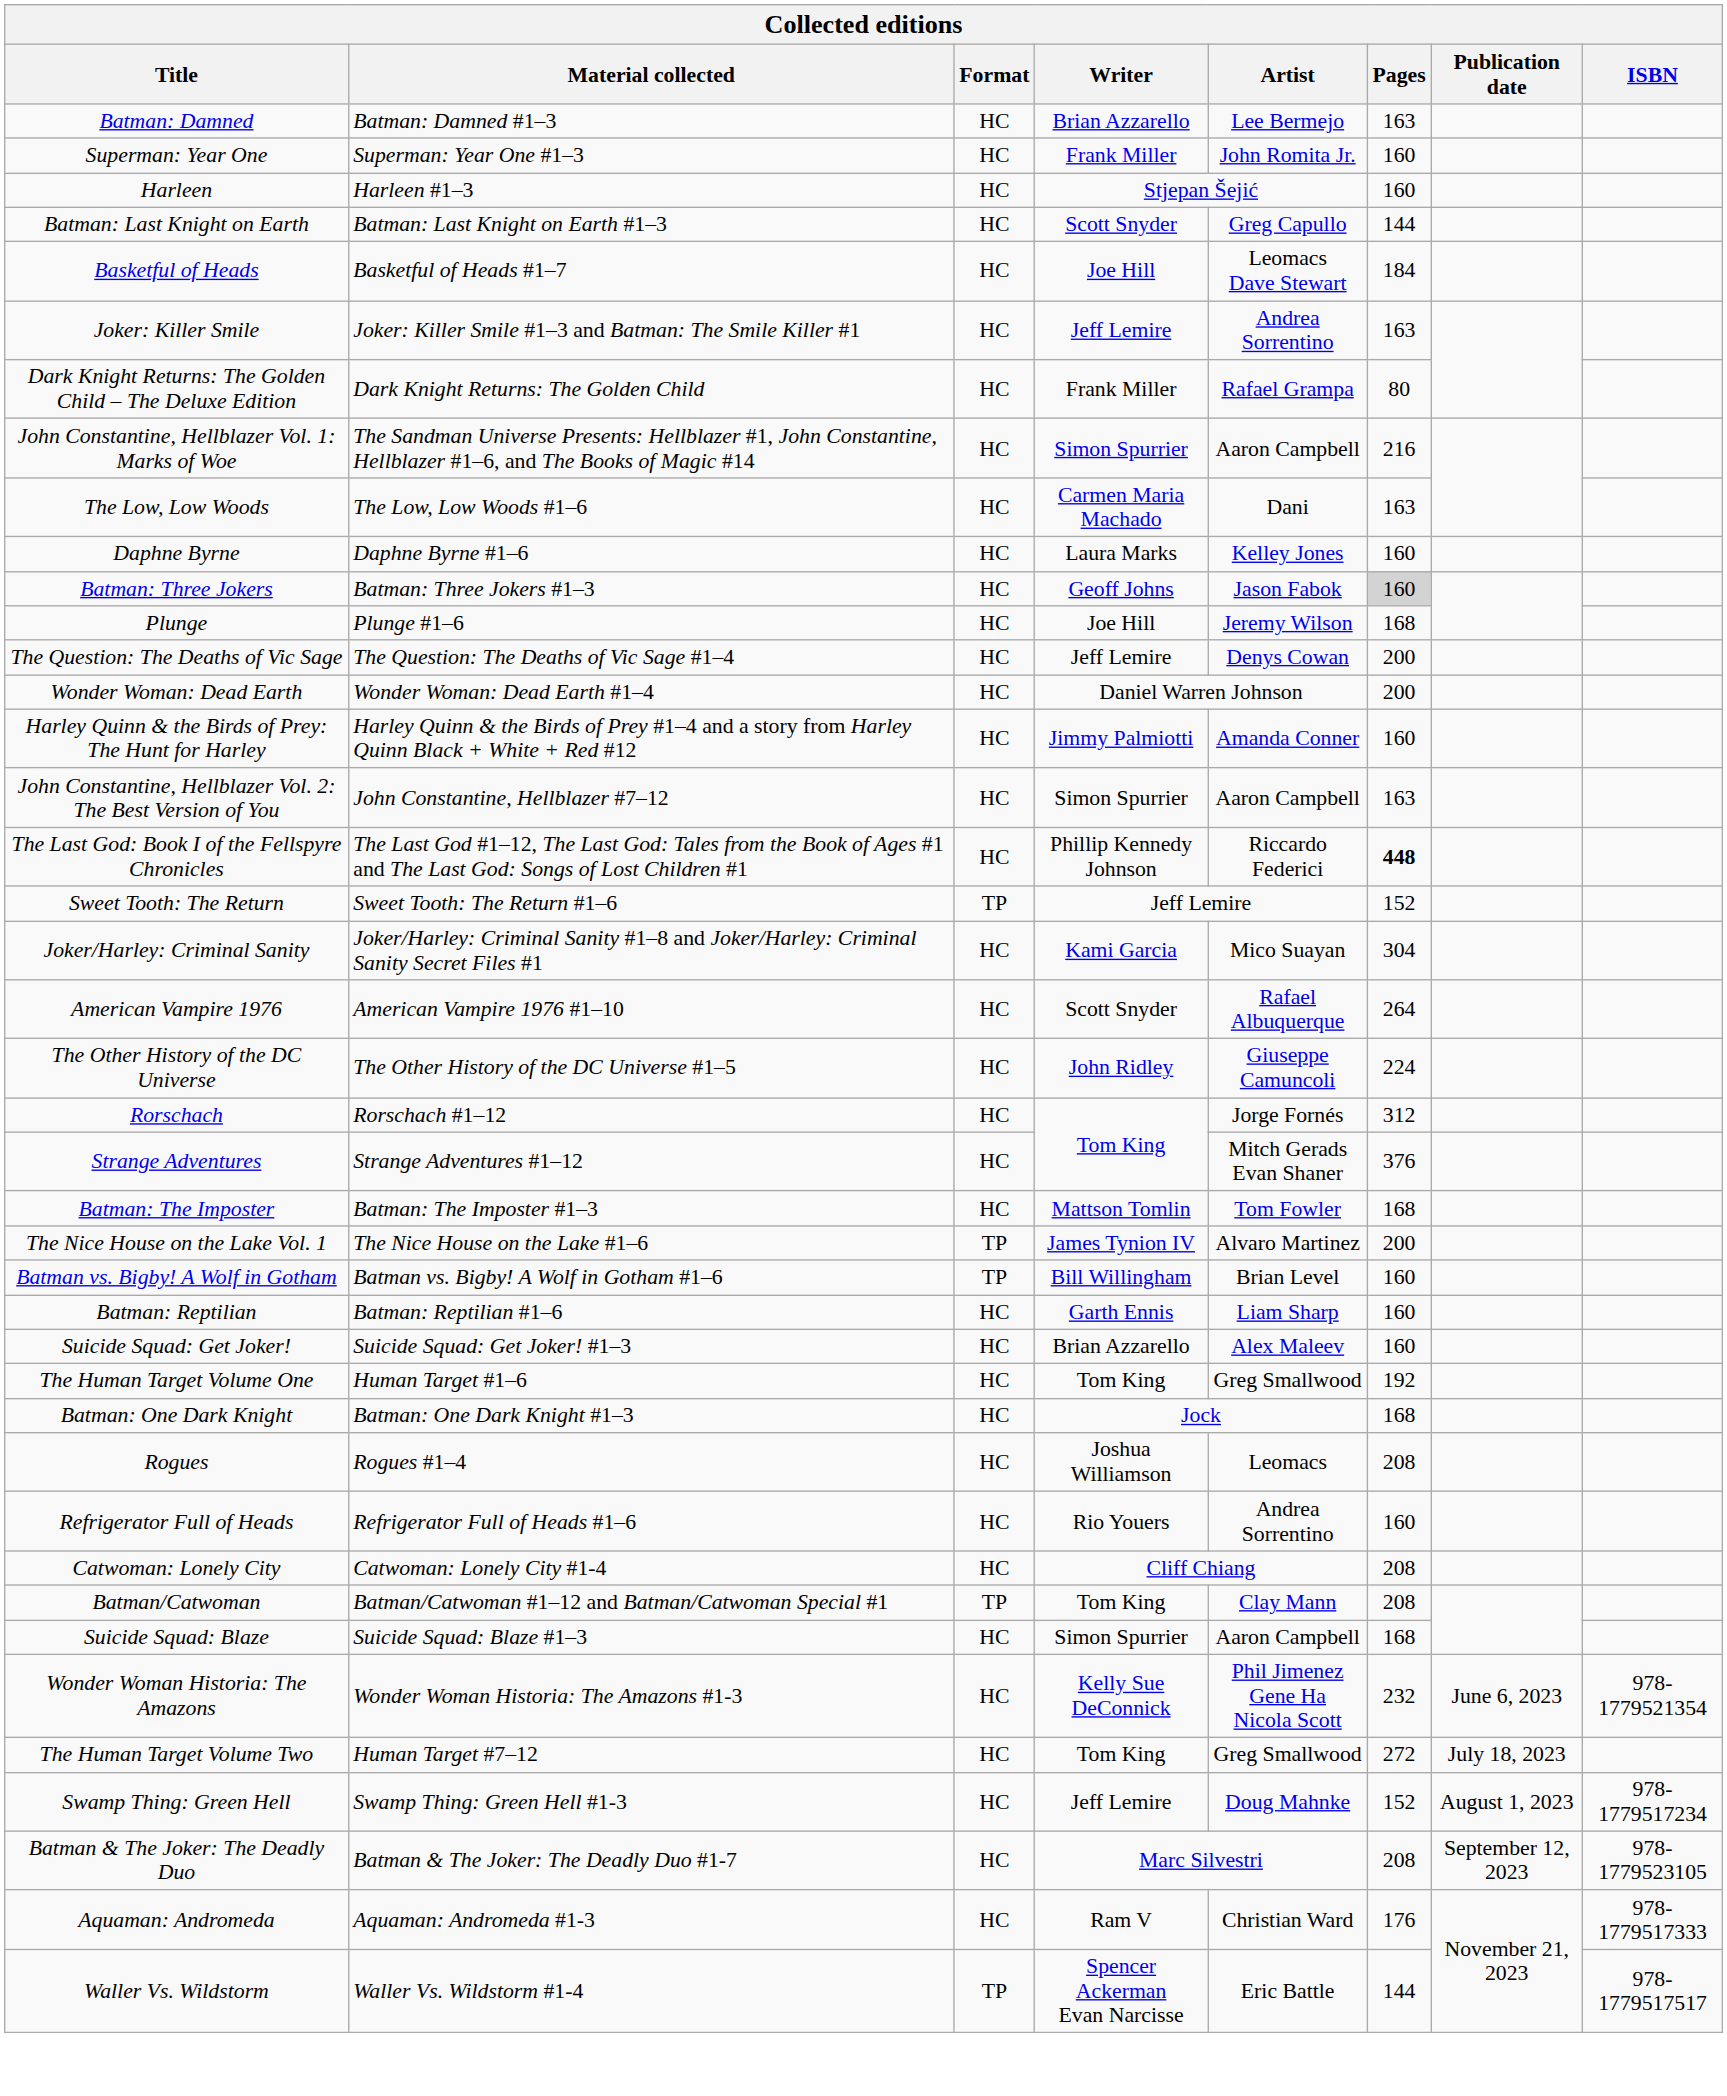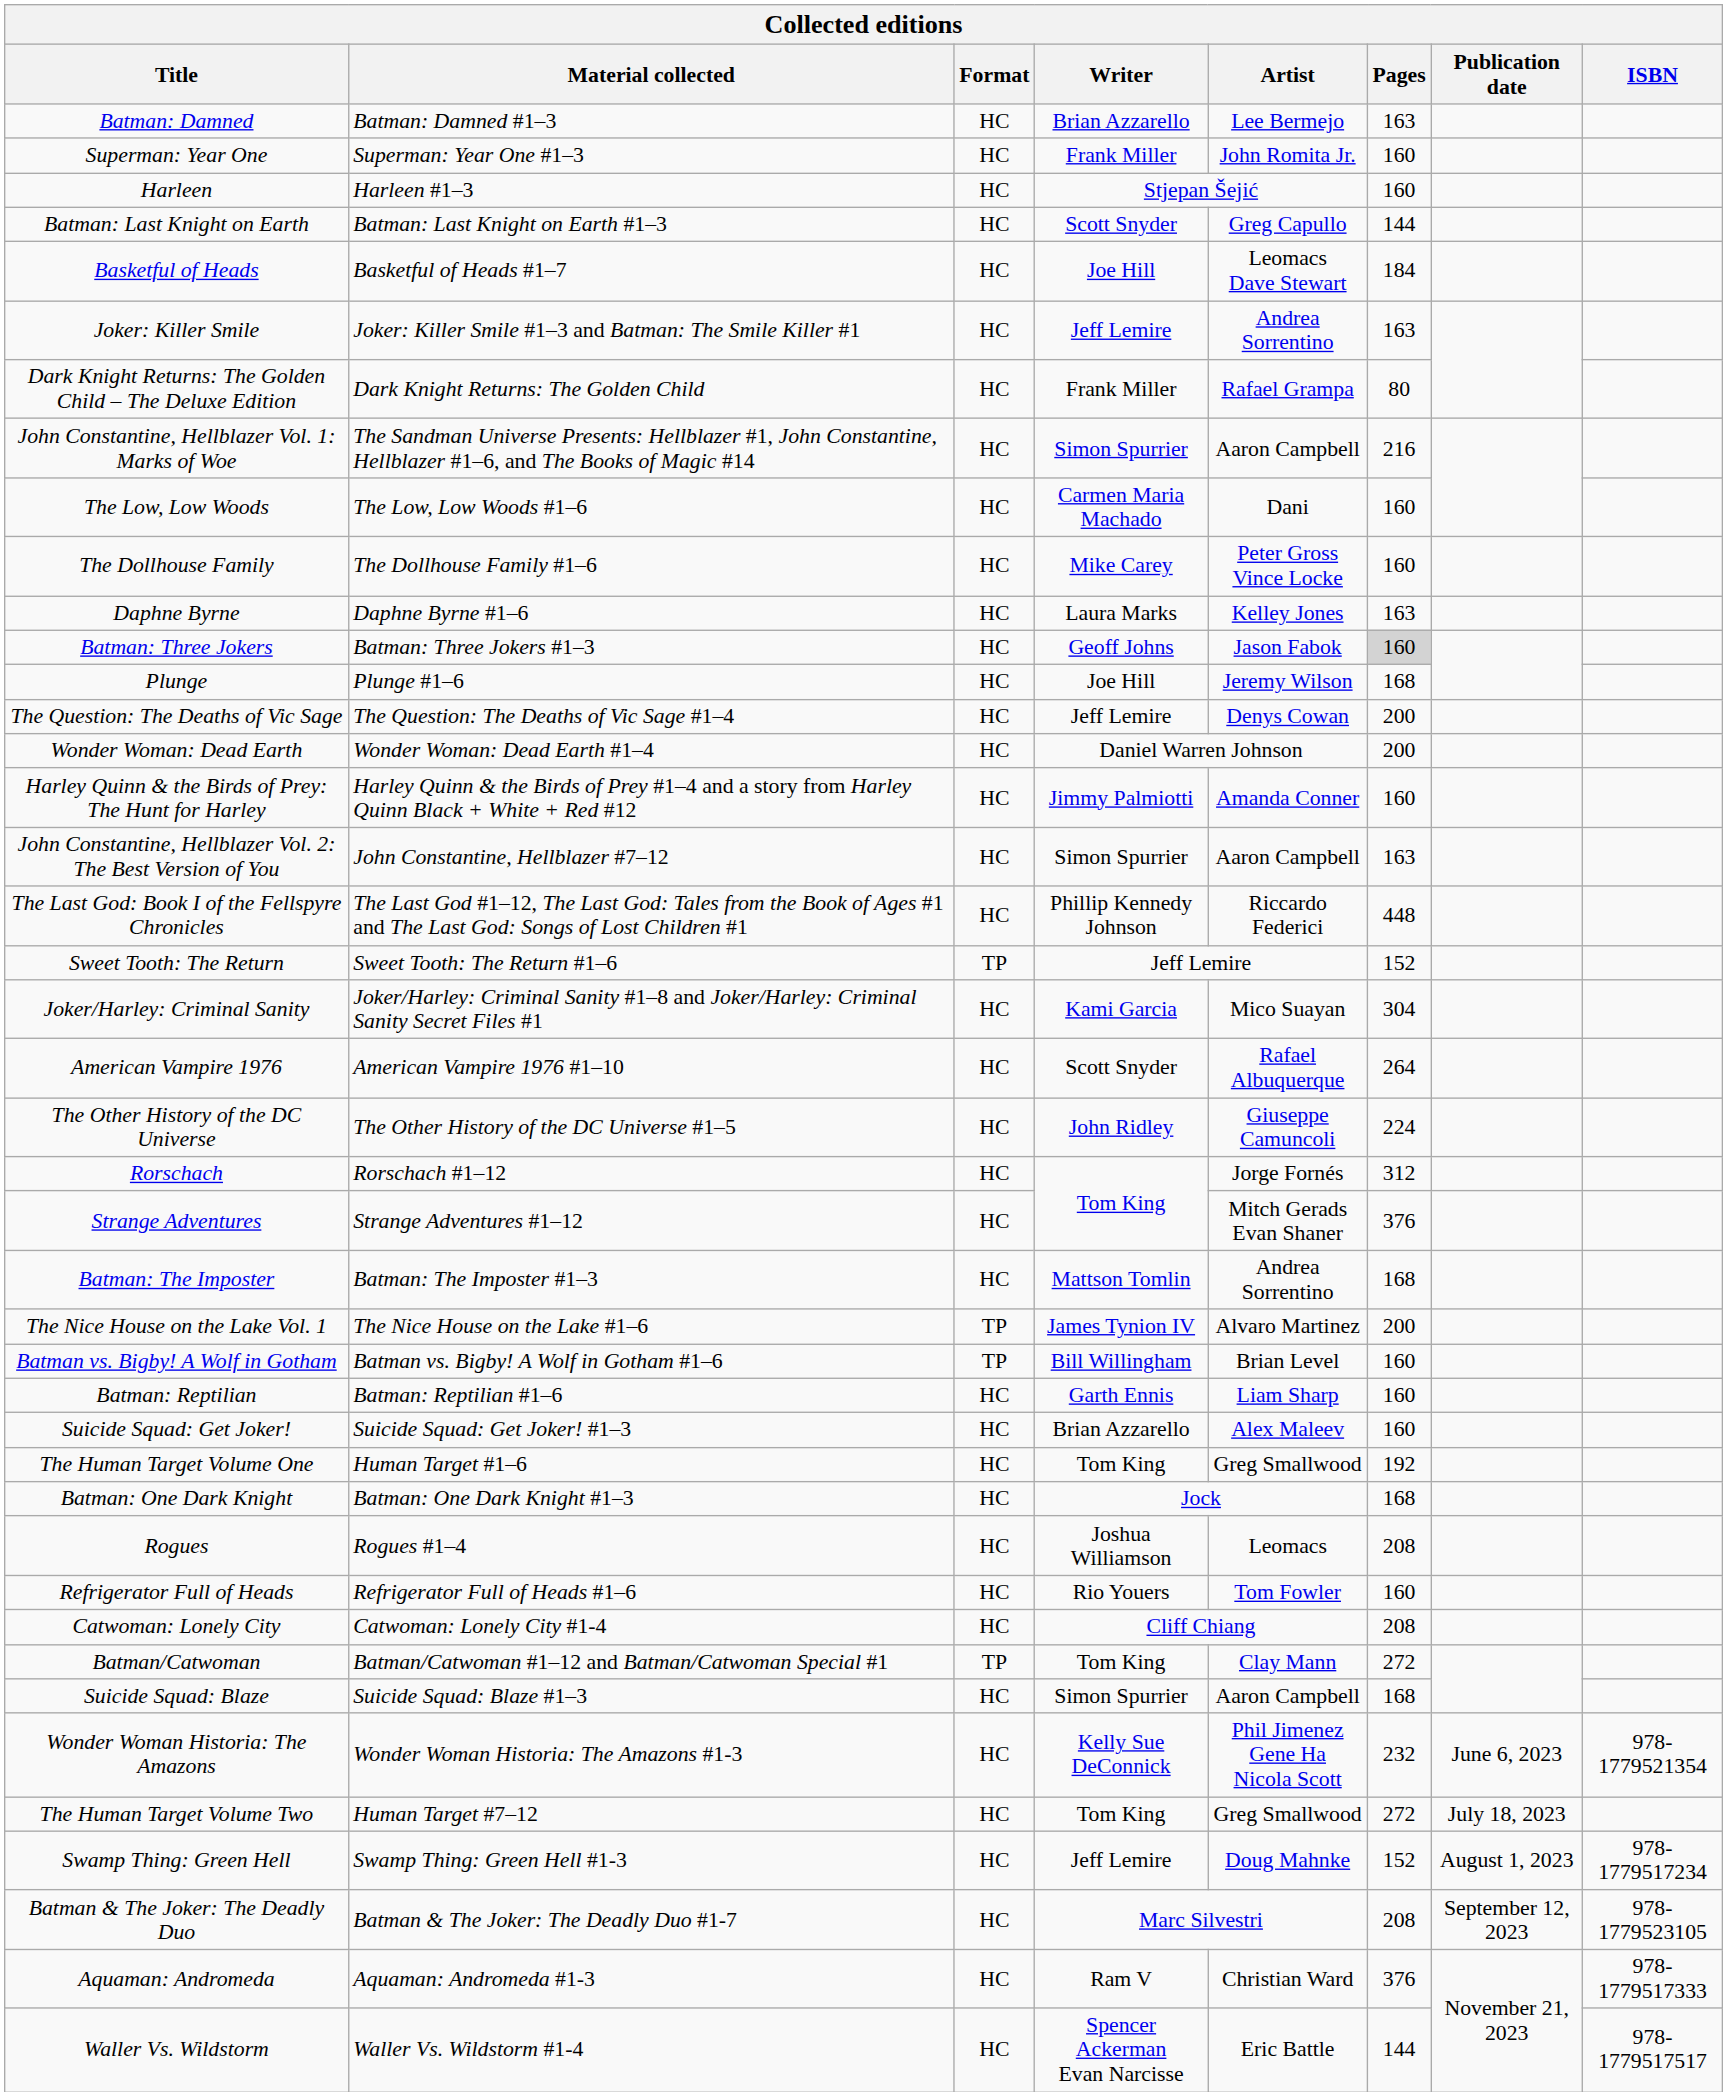(1399, 506) 163 -> (1399, 506) 160
+ row: (176, 565)
(1399, 553) 160 -> (1399, 612) 163
(1399, 856) bold -> (1399, 915) normal
(1288, 1208) Tom Fowler -> (1288, 1279) Andrea Sorrentino
(1288, 1520) Andrea Sorrentino -> (1288, 1592) Tom Fowler
(1399, 1602) 208 -> (1399, 1661) 272
(1399, 1919) 176 -> (1399, 1978) 376
(994, 1990) TP -> (994, 2049) HC
